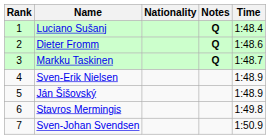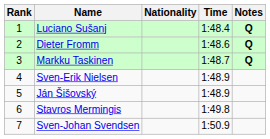columns swapped: (249, 12) <-> (215, 12)
